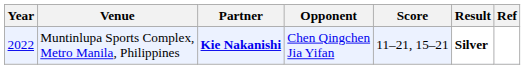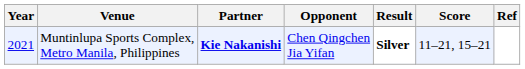columns swapped: (412, 15) <-> (473, 15)
(21, 45) 2022 -> (21, 45) 2021
